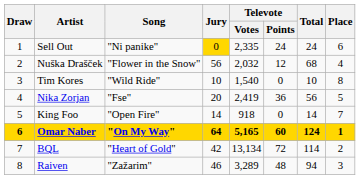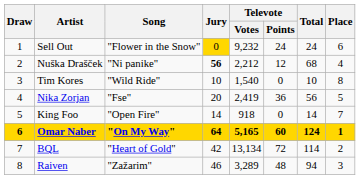(133, 47) "Ni panike" -> (154, 47) "Flower in the Snow"
(247, 47) 2,335 -> (247, 47) 9,232
(154, 64) "Flower in the Snow" -> (133, 64) "Ni panike"
(216, 64) normal -> (216, 64) bold
(247, 64) 2,032 -> (247, 64) 2,212
